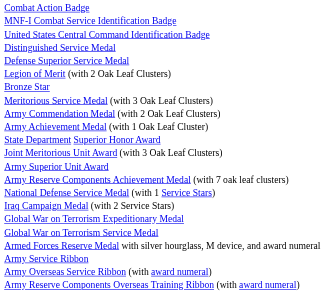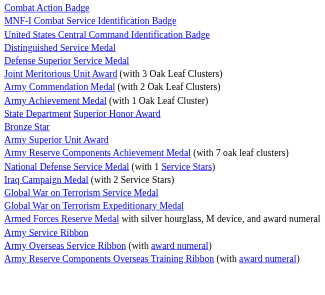- row: (88, 74)
rows swapped: (27, 87) <-> (113, 153)
- row: (109, 100)
rows swapped: (94, 219) <-> (81, 232)
